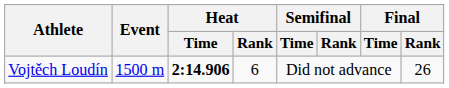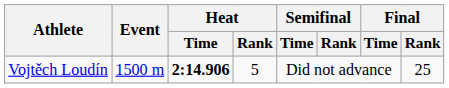(255, 69) 6 -> (255, 69) 5
(423, 69) 26 -> (423, 69) 25
